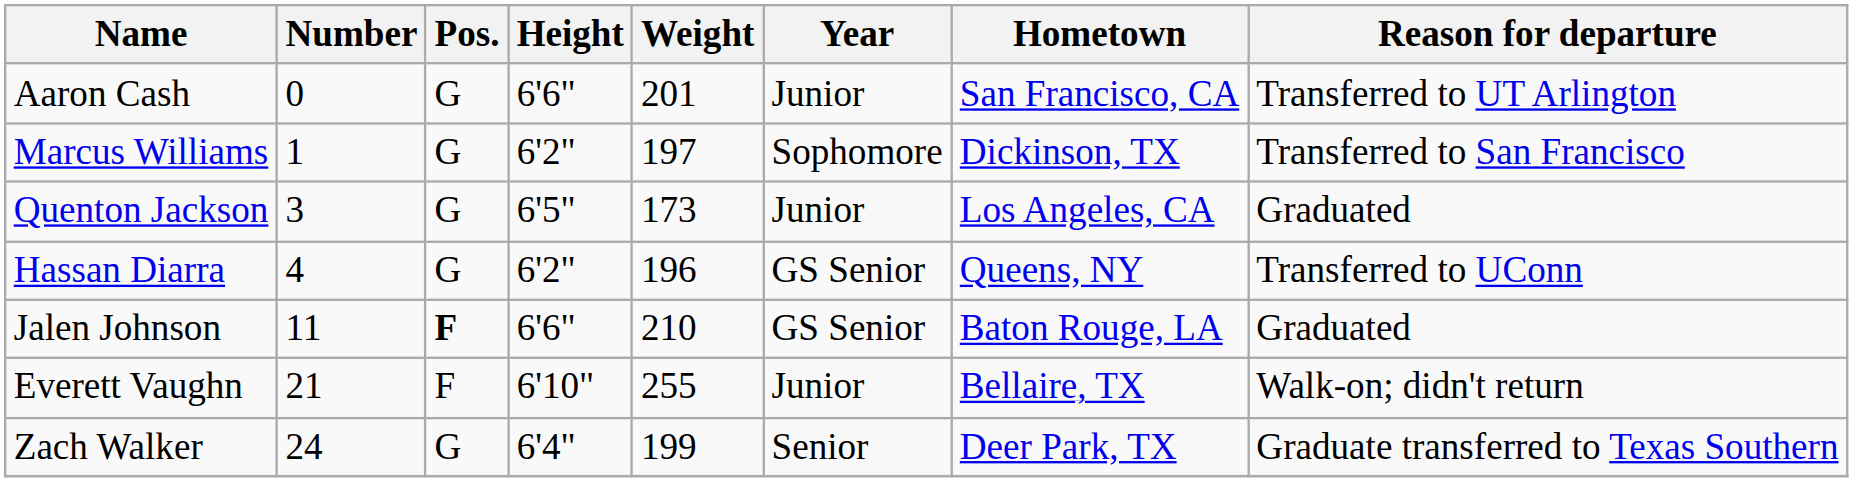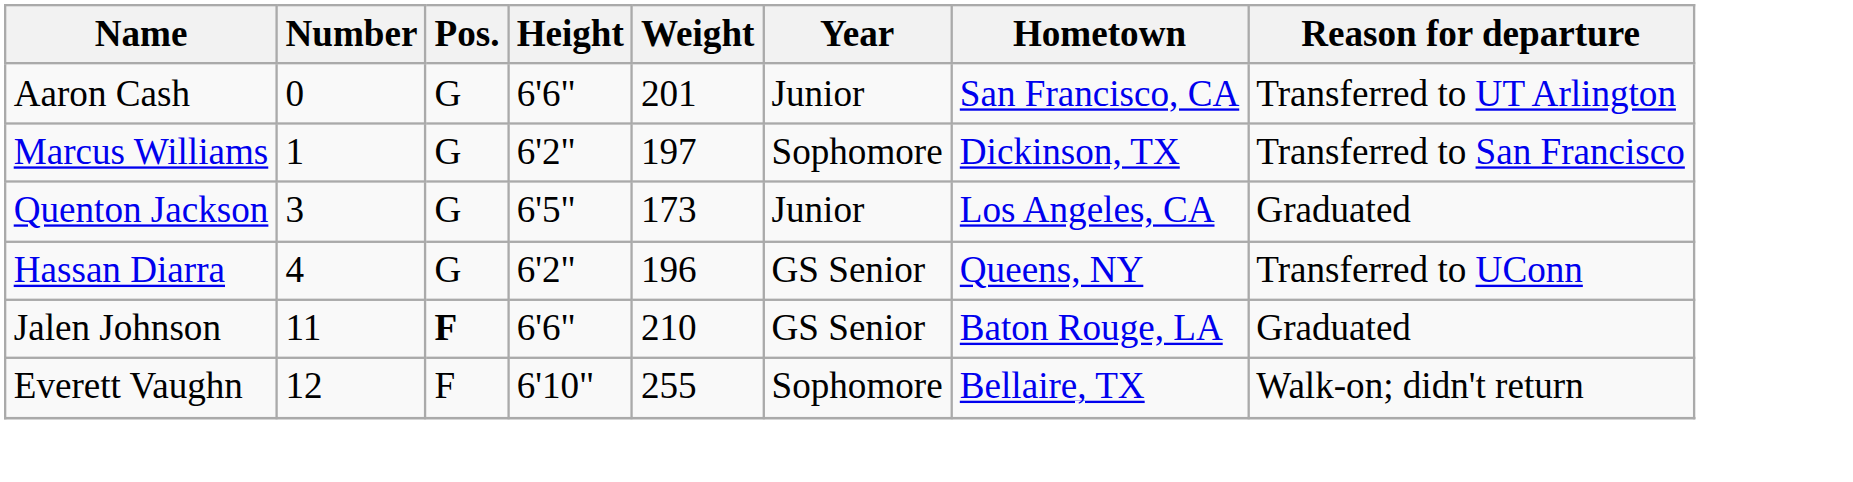(304, 387) 21 -> (304, 387) 12
(818, 387) Junior -> (857, 387) Sophomore
- row: (108, 446)
